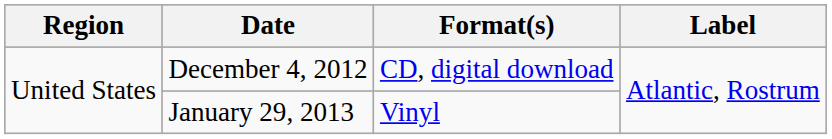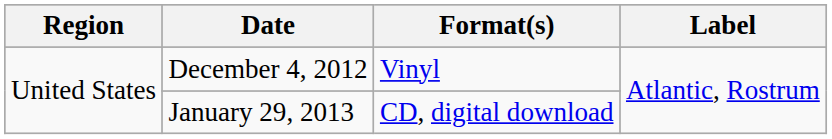(497, 68) CD, digital download -> (410, 68) Vinyl
(410, 111) Vinyl -> (497, 111) CD, digital download
